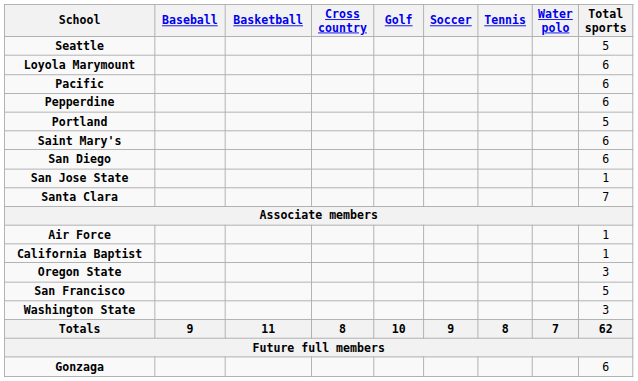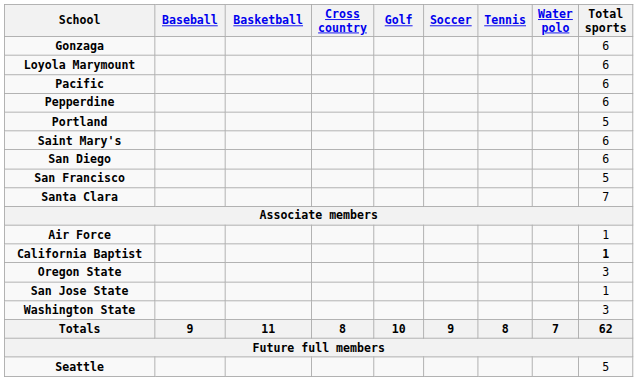rows swapped: (80, 367) <-> (80, 46)
rows swapped: (80, 291) <-> (80, 178)
(606, 254) normal -> (606, 254) bold
